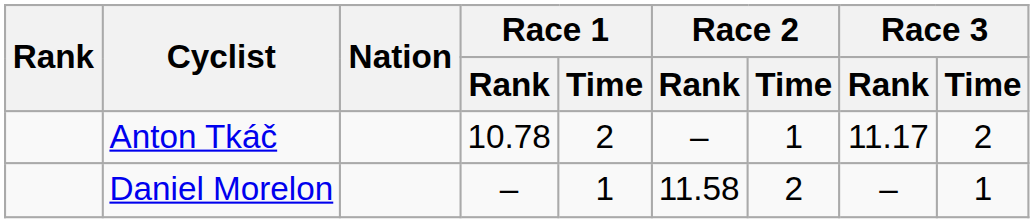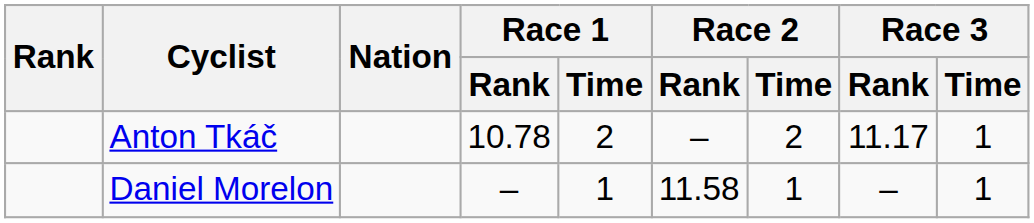(794, 136) 1 -> (794, 136) 2
(983, 136) 2 -> (983, 136) 1
(794, 189) 2 -> (794, 189) 1
